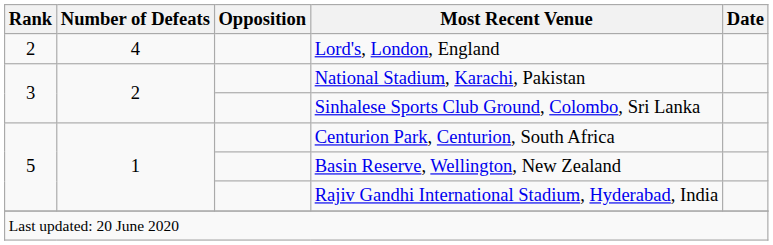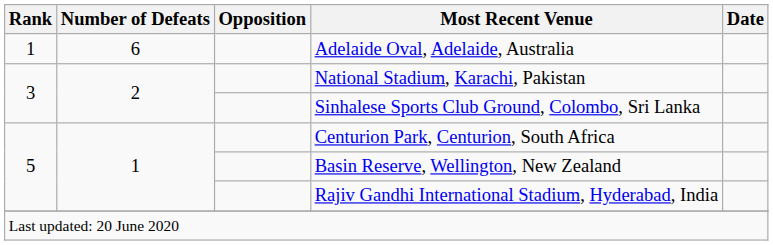+ row: (444, 48)
- row: (407, 48)
